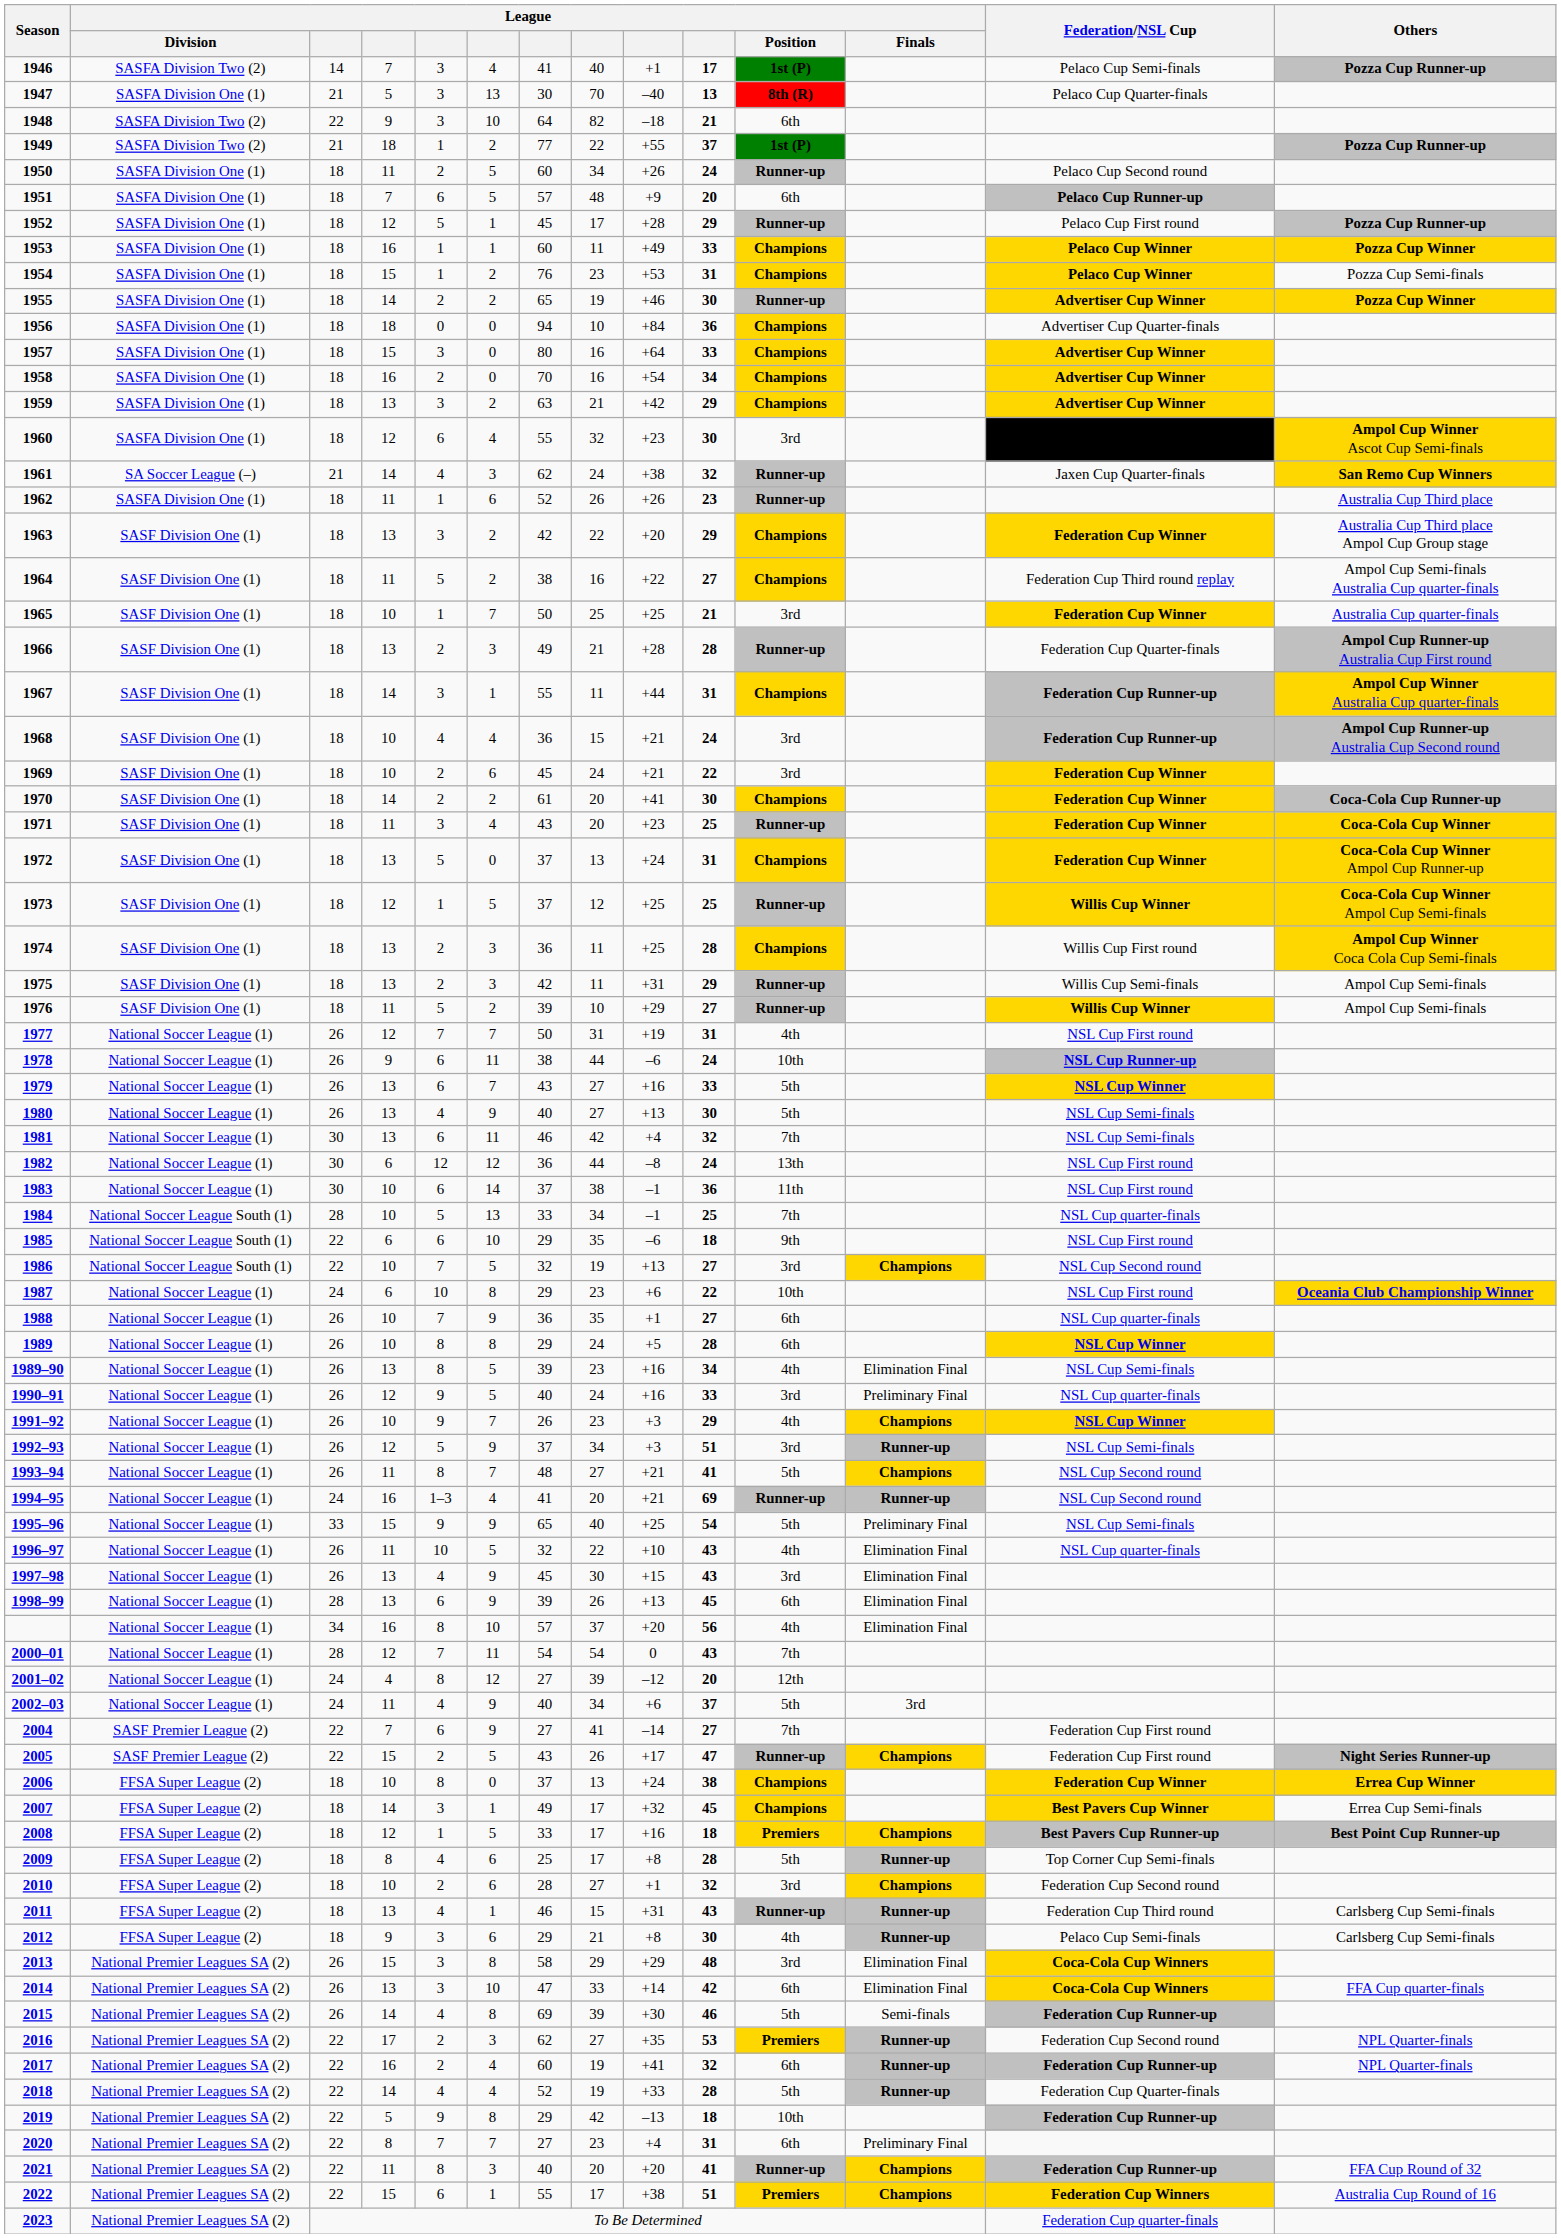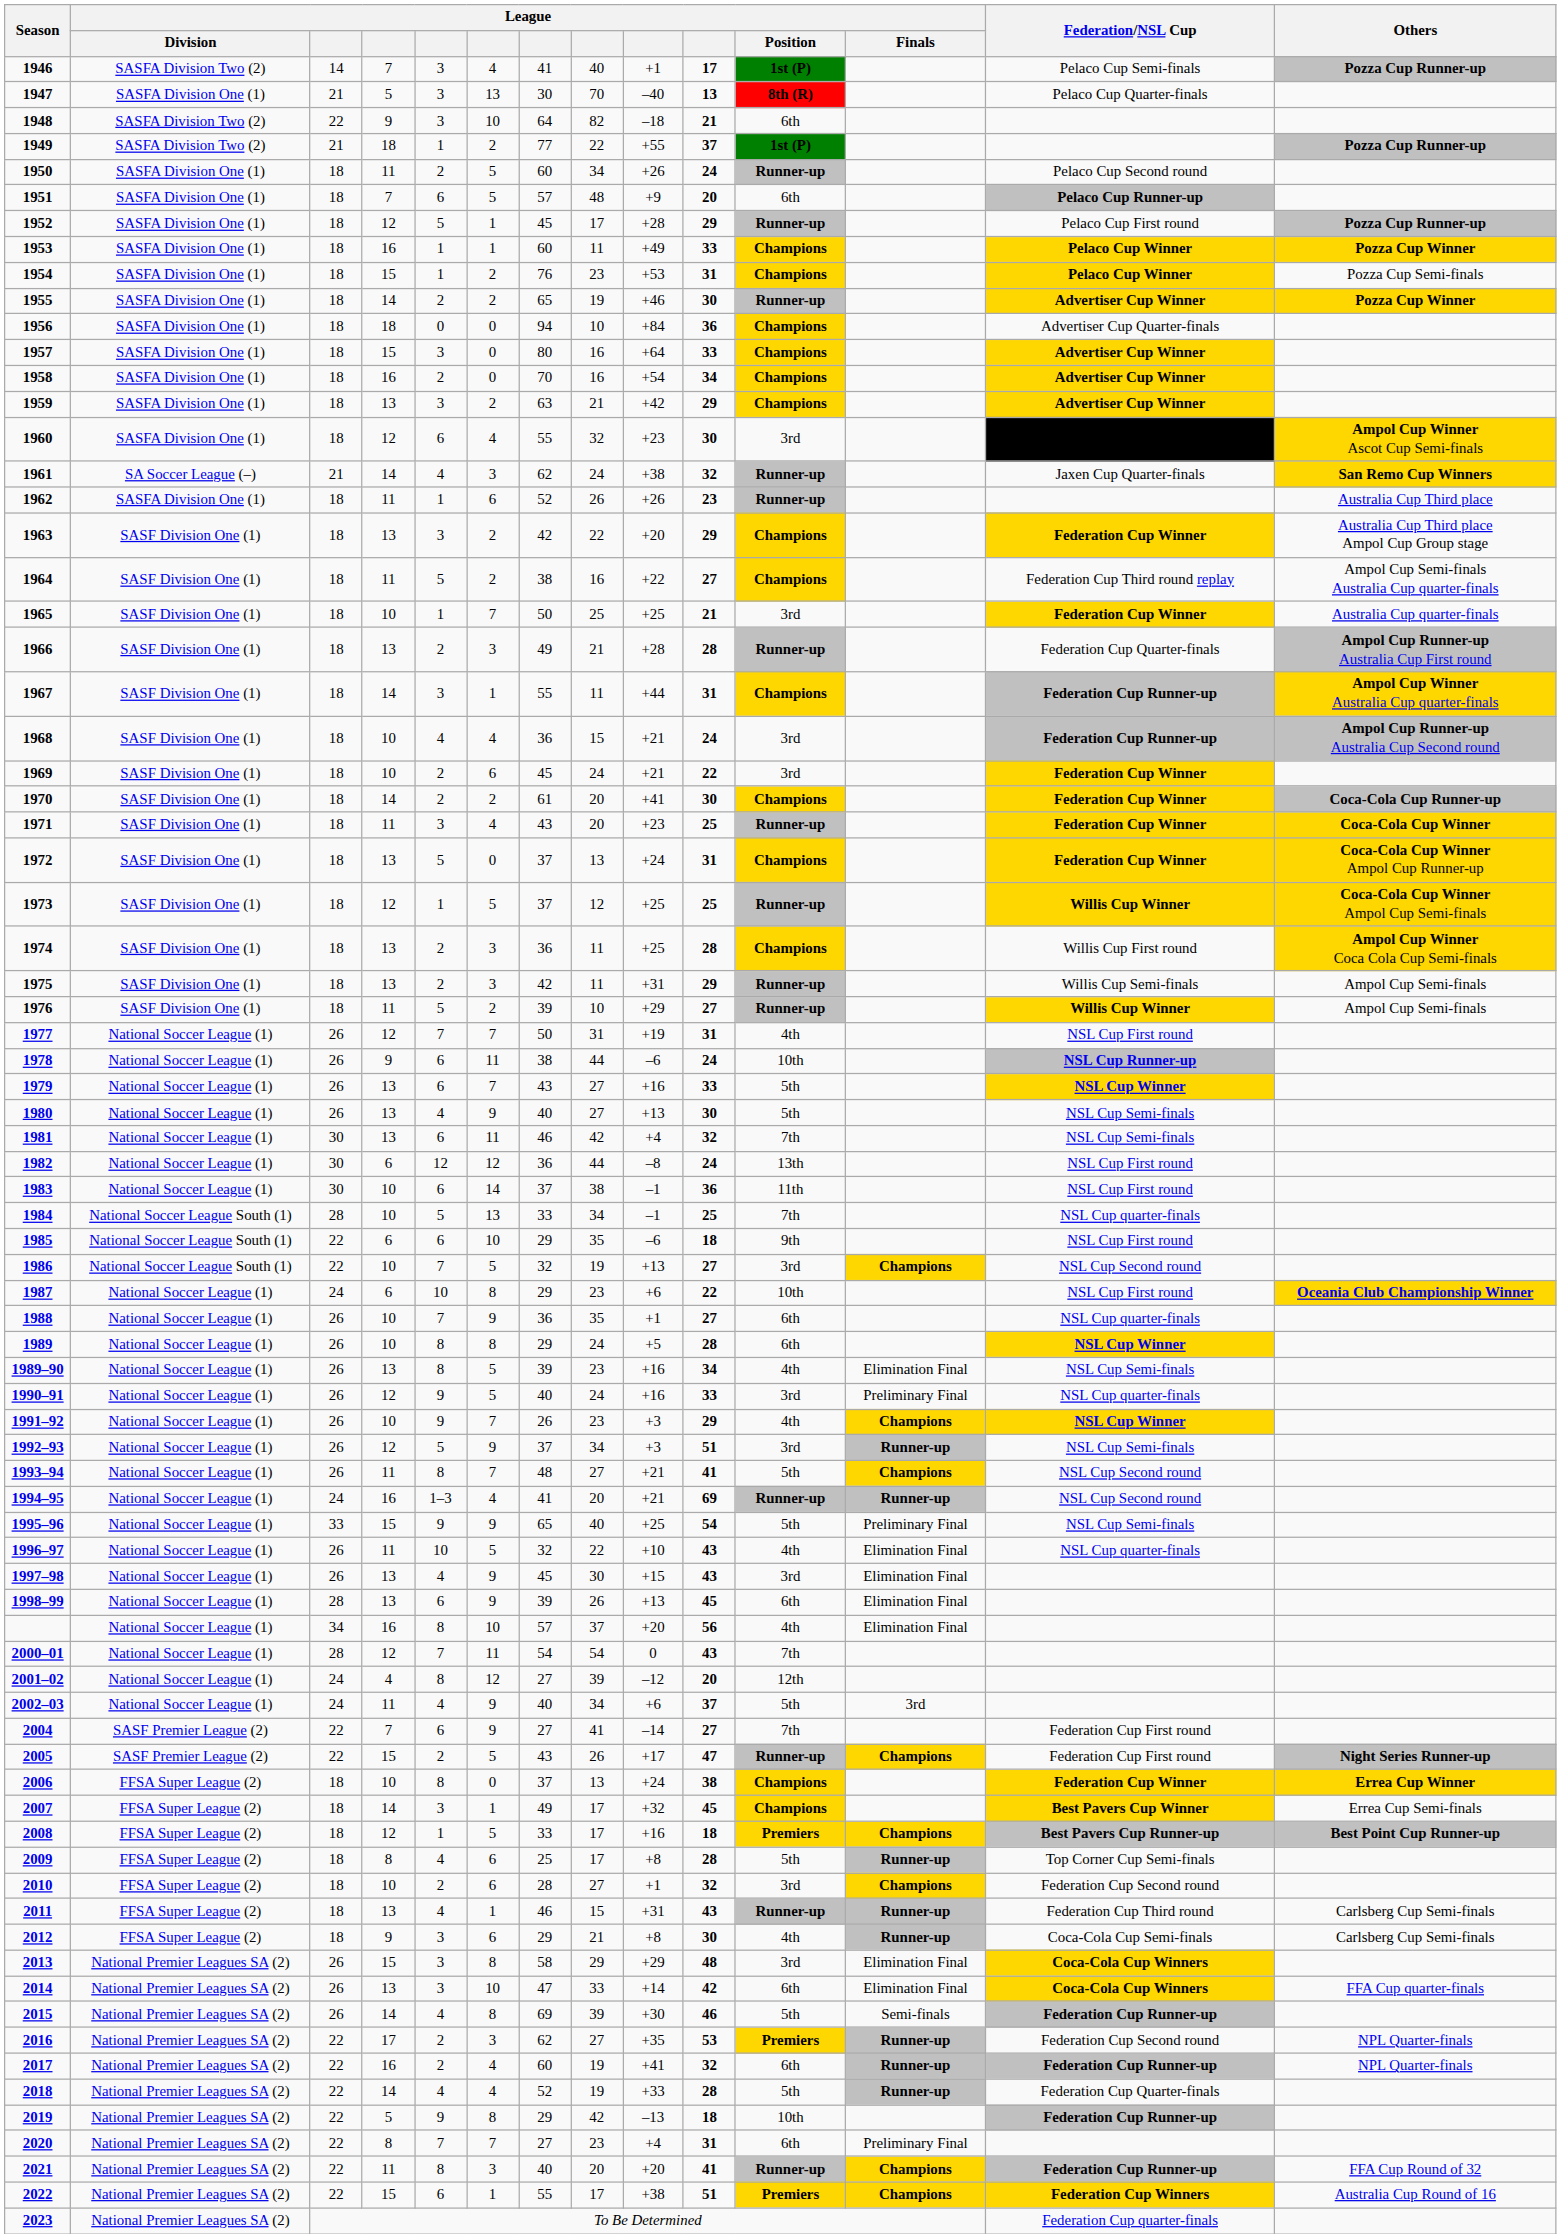(1130, 1937) Pelaco Cup Semi-finals -> (1130, 1937) Coca-Cola Cup Semi-finals
